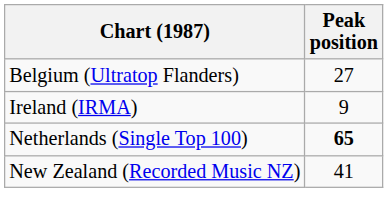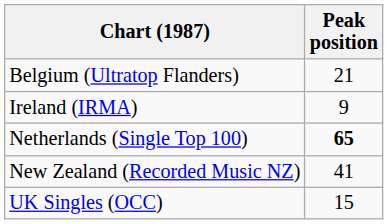(344, 75) 27 -> (344, 75) 21
+ row: (86, 203)
